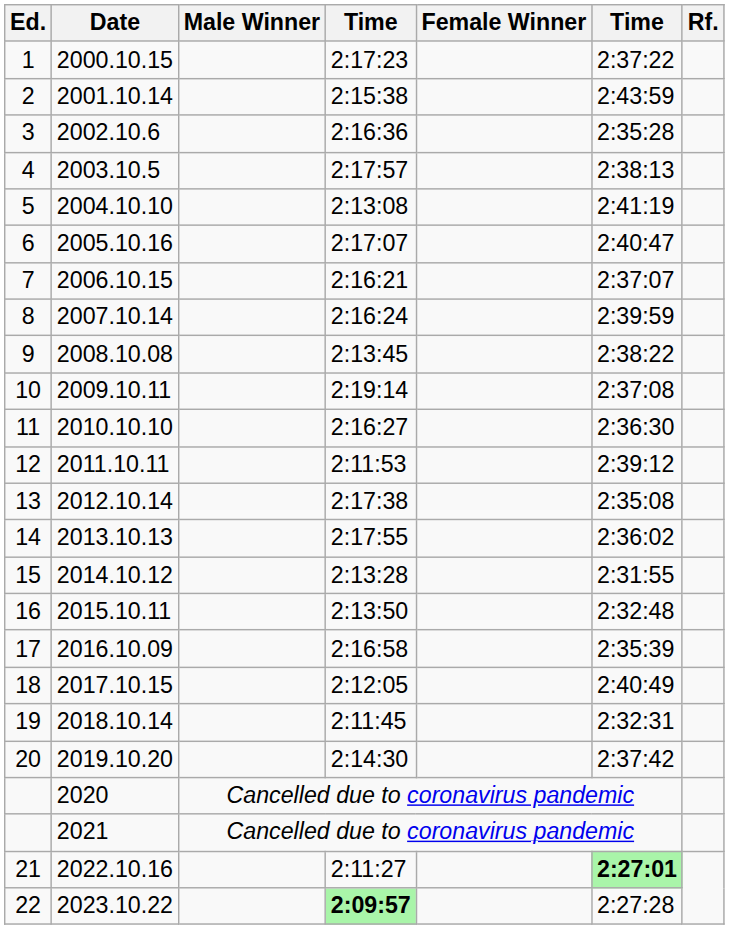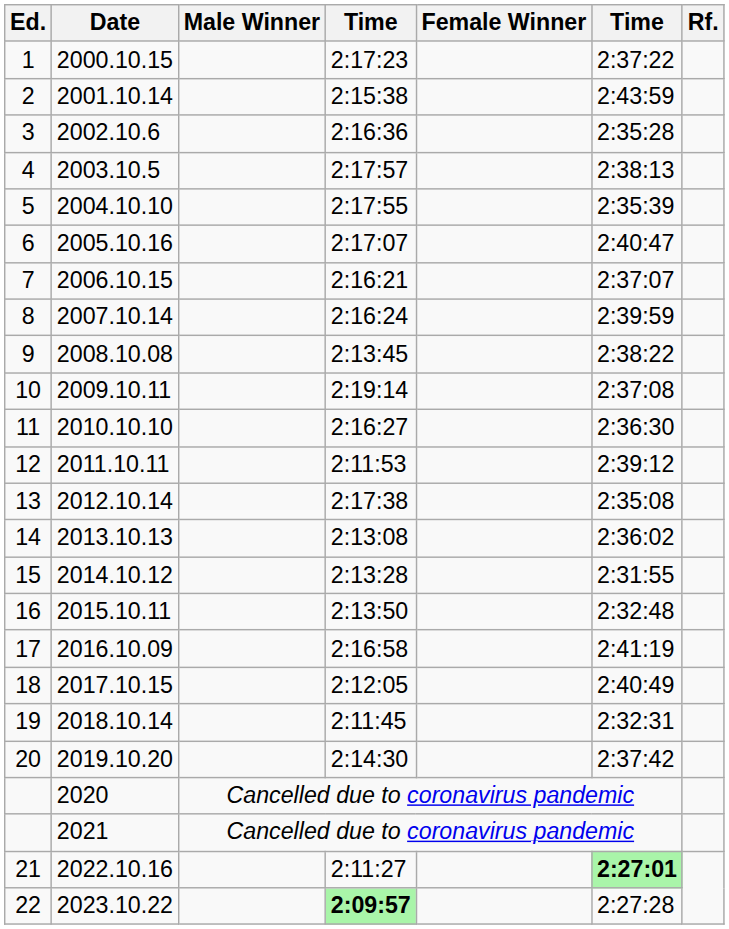(370, 206) 2:13:08 -> (370, 206) 2:17:55
(636, 206) 2:41:19 -> (636, 206) 2:35:39
(370, 538) 2:17:55 -> (370, 538) 2:13:08
(636, 648) 2:35:39 -> (636, 648) 2:41:19
